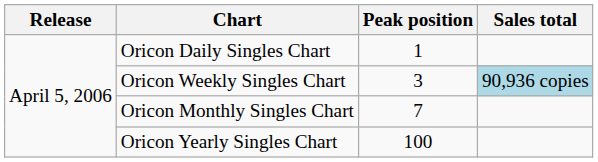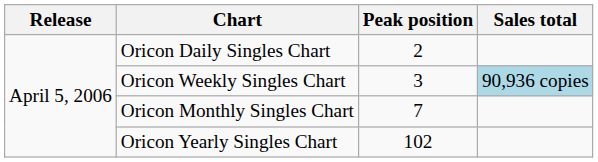(418, 50) 1 -> (418, 50) 2
(418, 141) 100 -> (418, 141) 102
